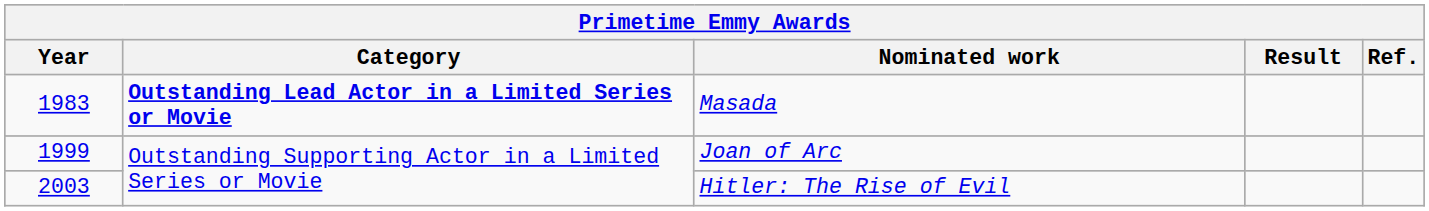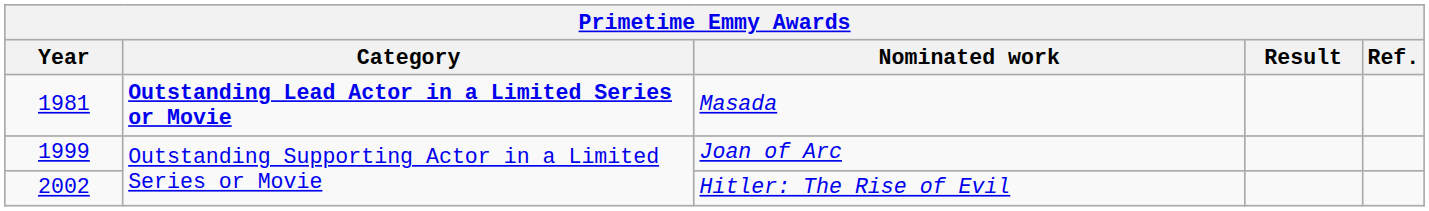(64, 105) 1983 -> (64, 105) 1981
(64, 188) 2003 -> (64, 188) 2002
